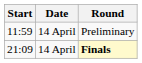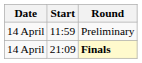columns swapped: (57, 13) <-> (20, 13)
